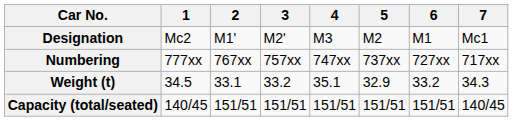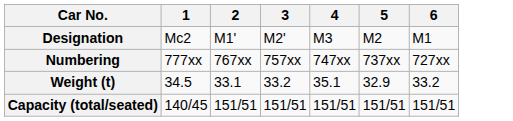- column: (483, 15)
